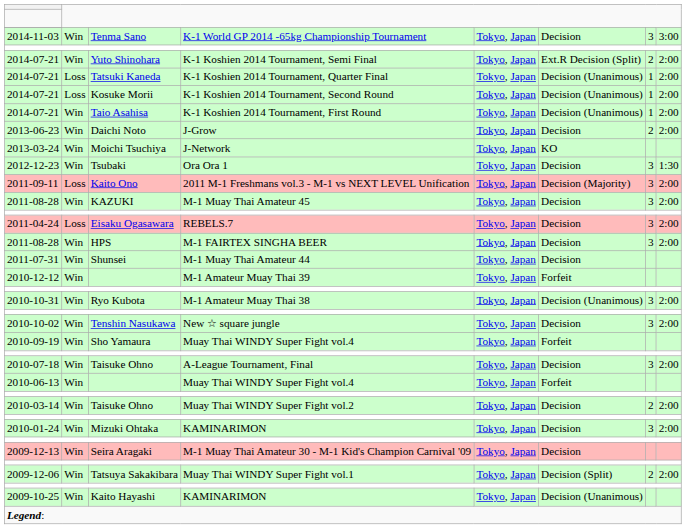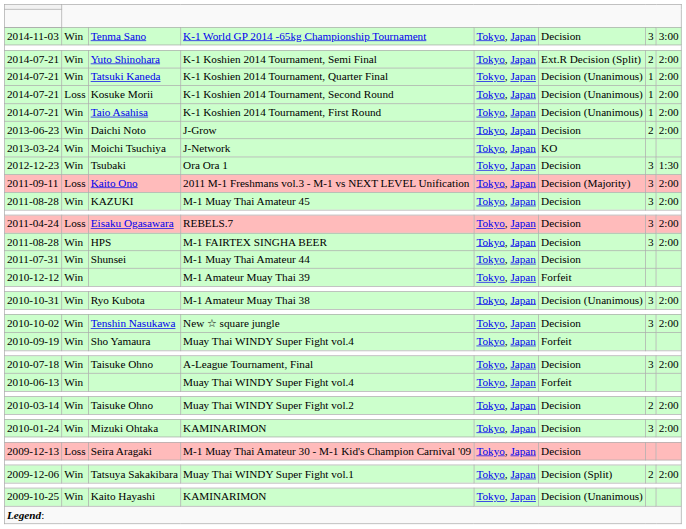(75, 76) Loss -> (74, 76) Win
(74, 451) Win -> (75, 451) Loss
